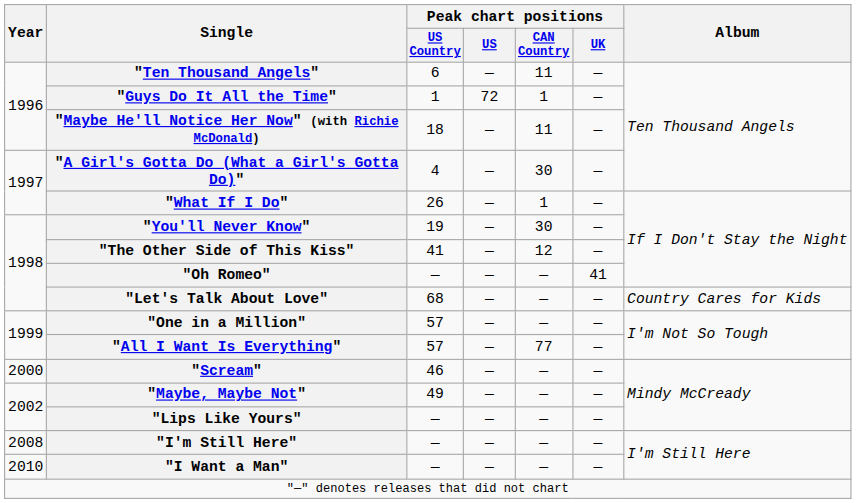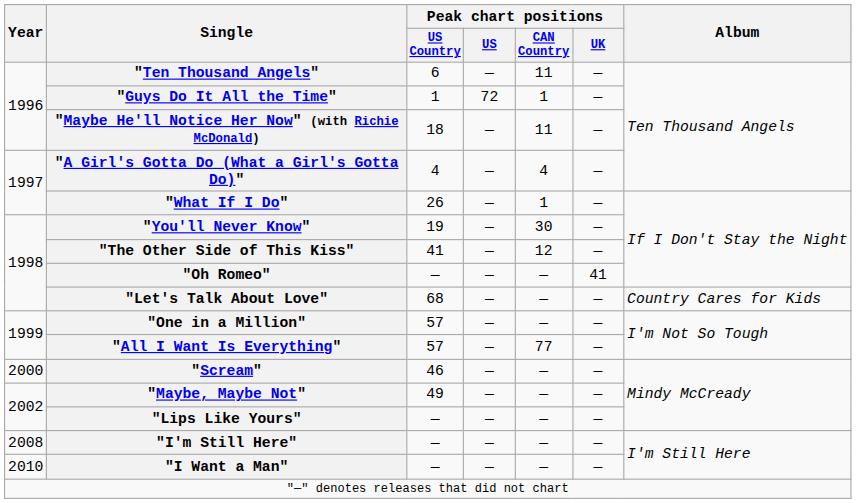(544, 171) 30 -> (544, 171) 4
